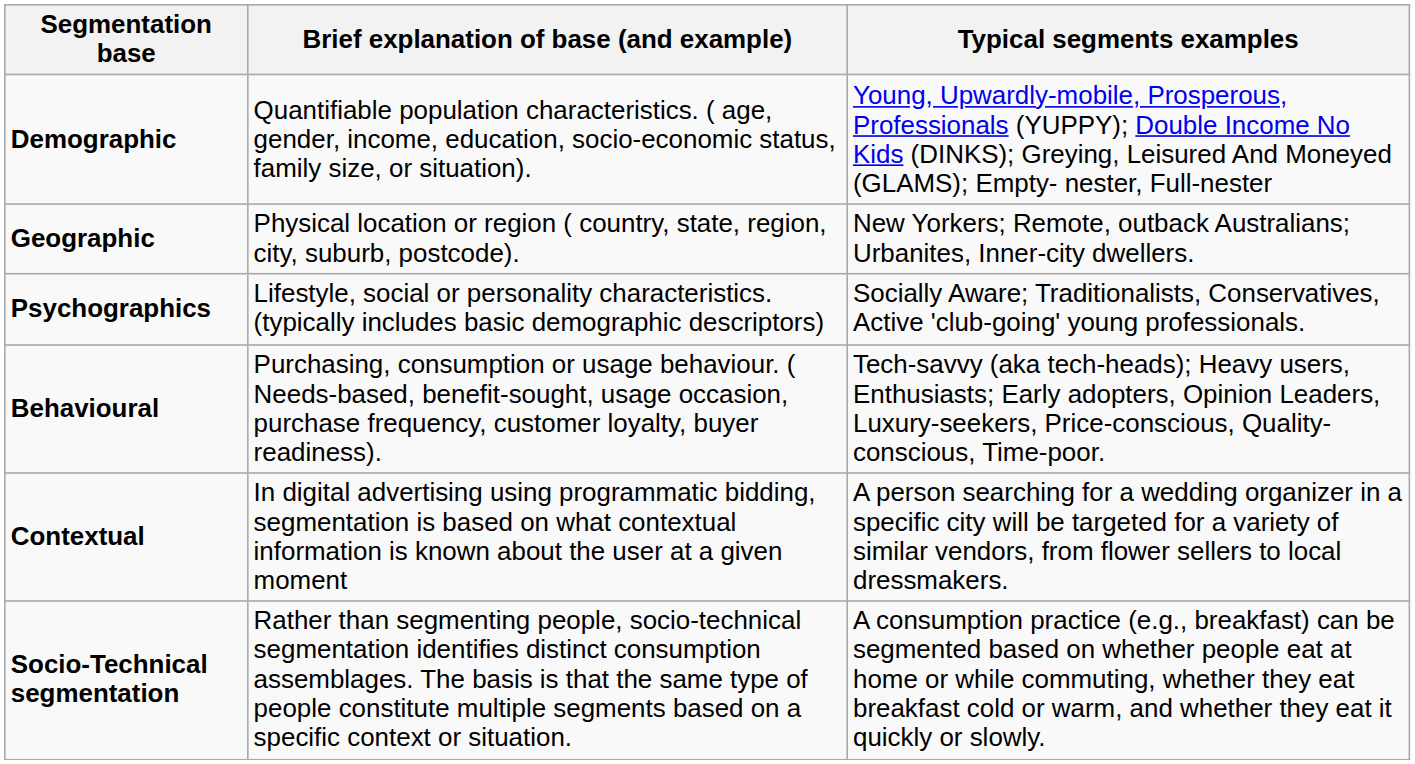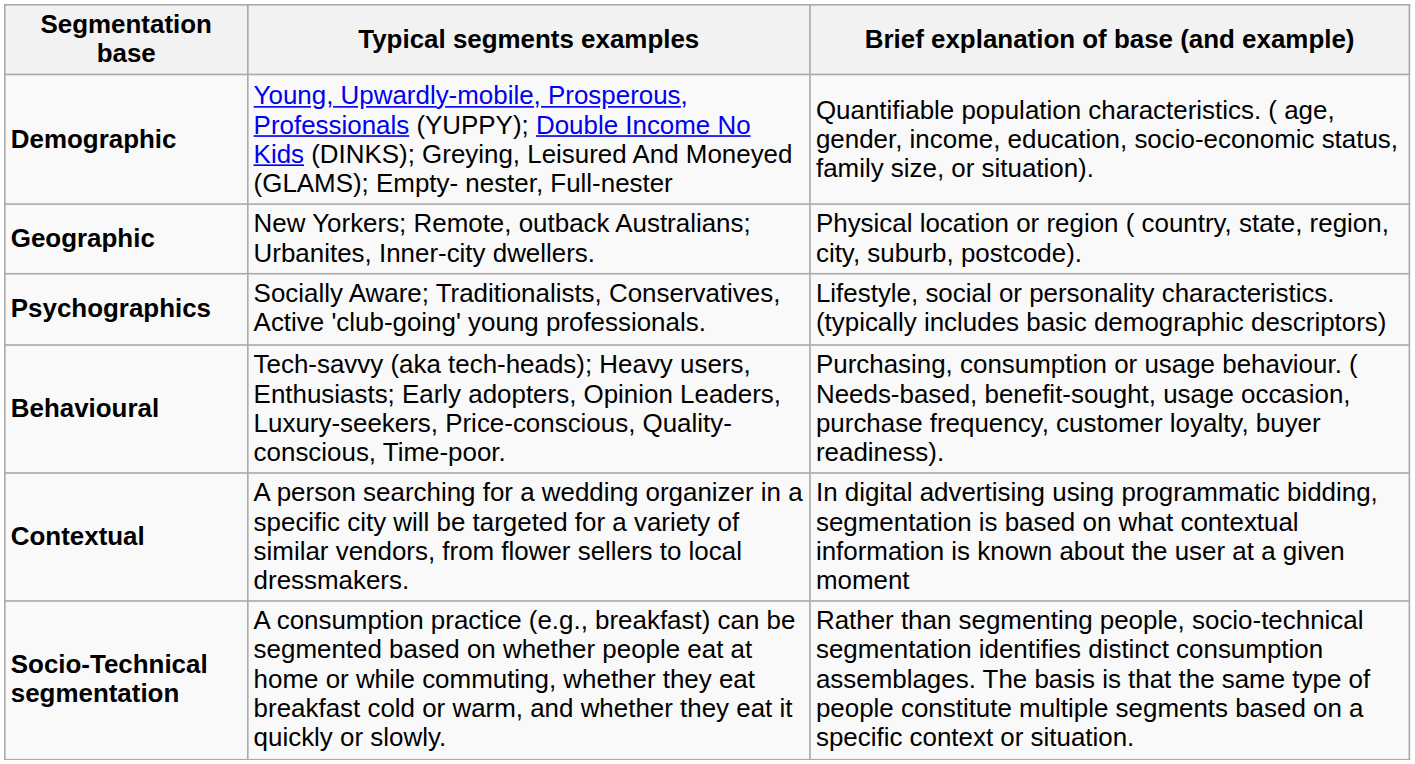columns swapped: (547, 39) <-> (1128, 39)
